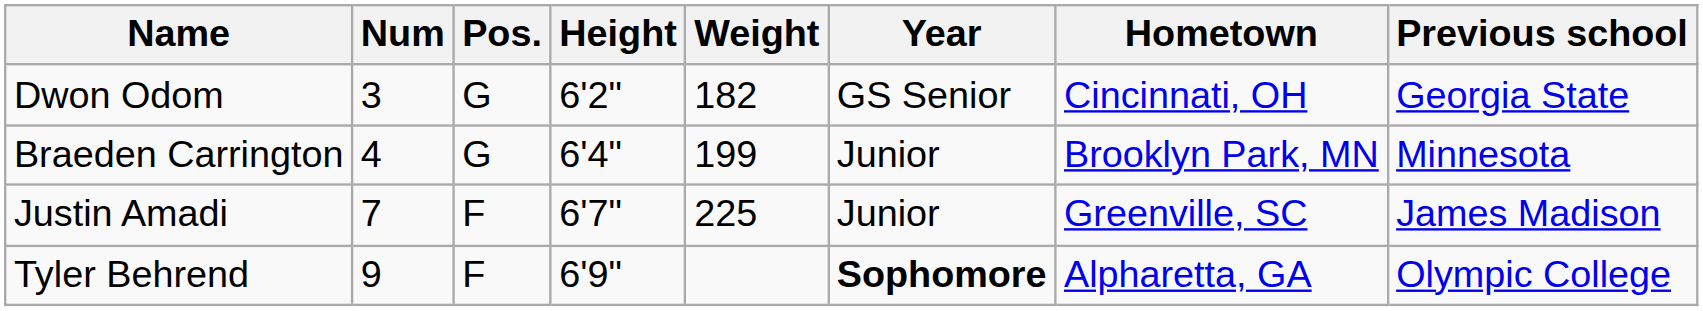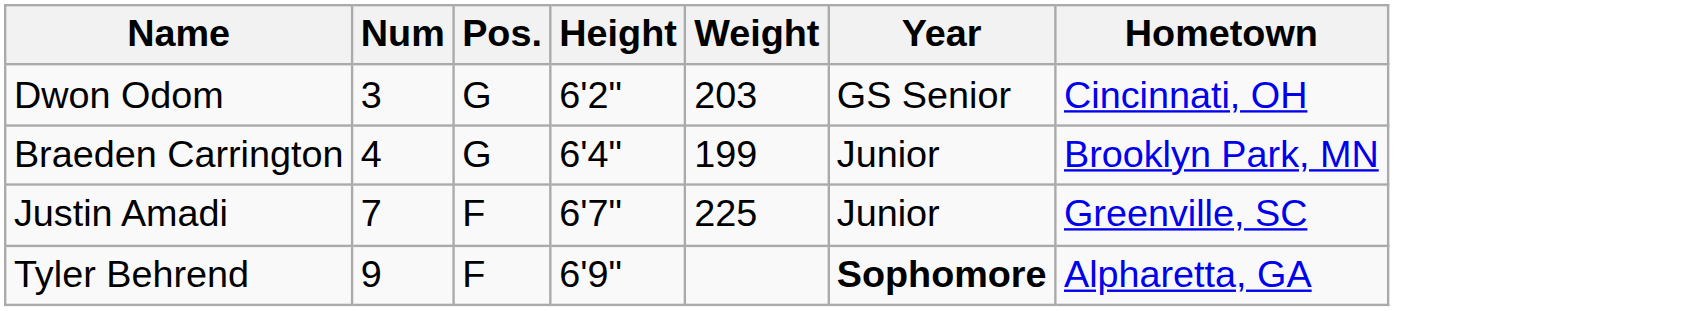- column: (1542, 34)
(726, 94) 182 -> (726, 94) 203
